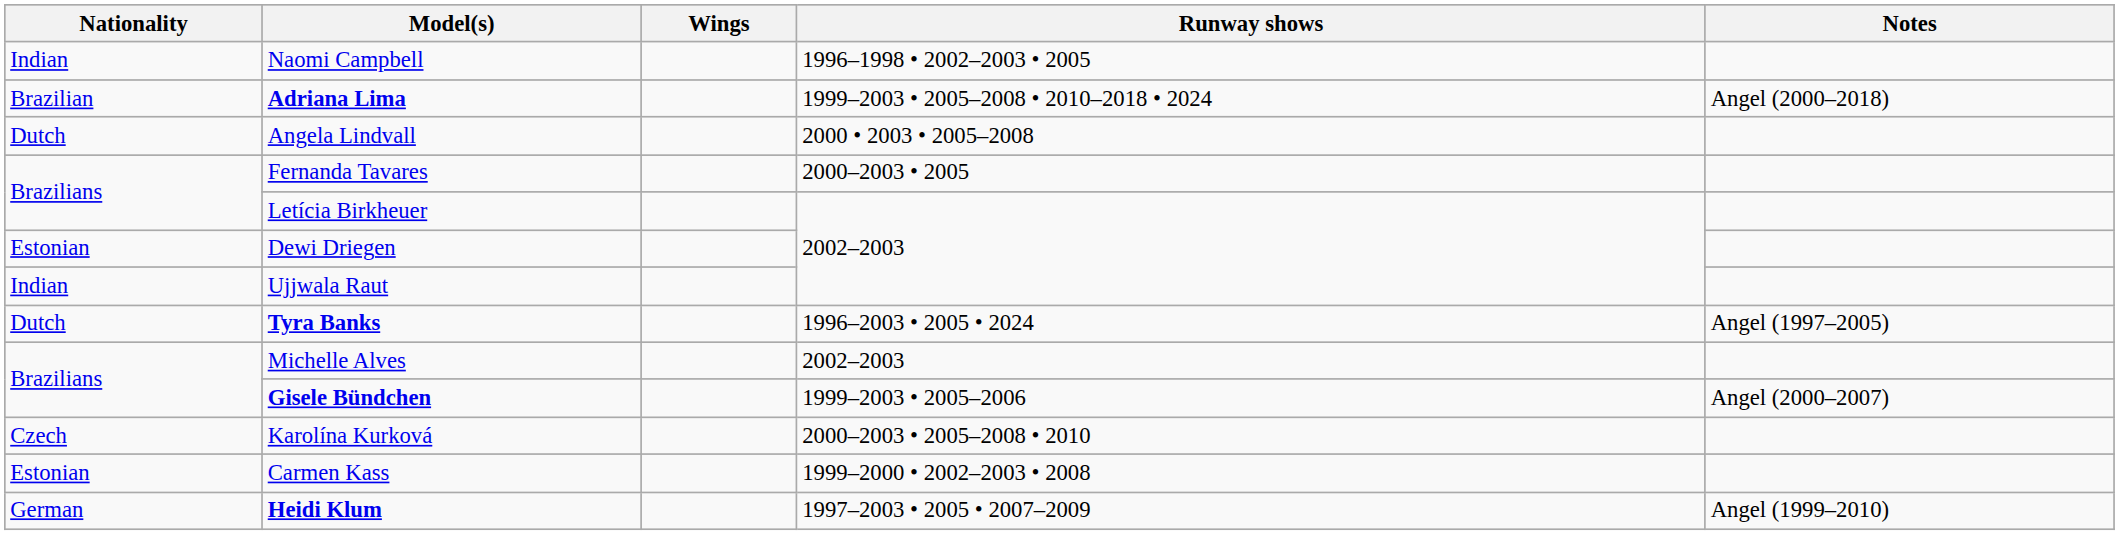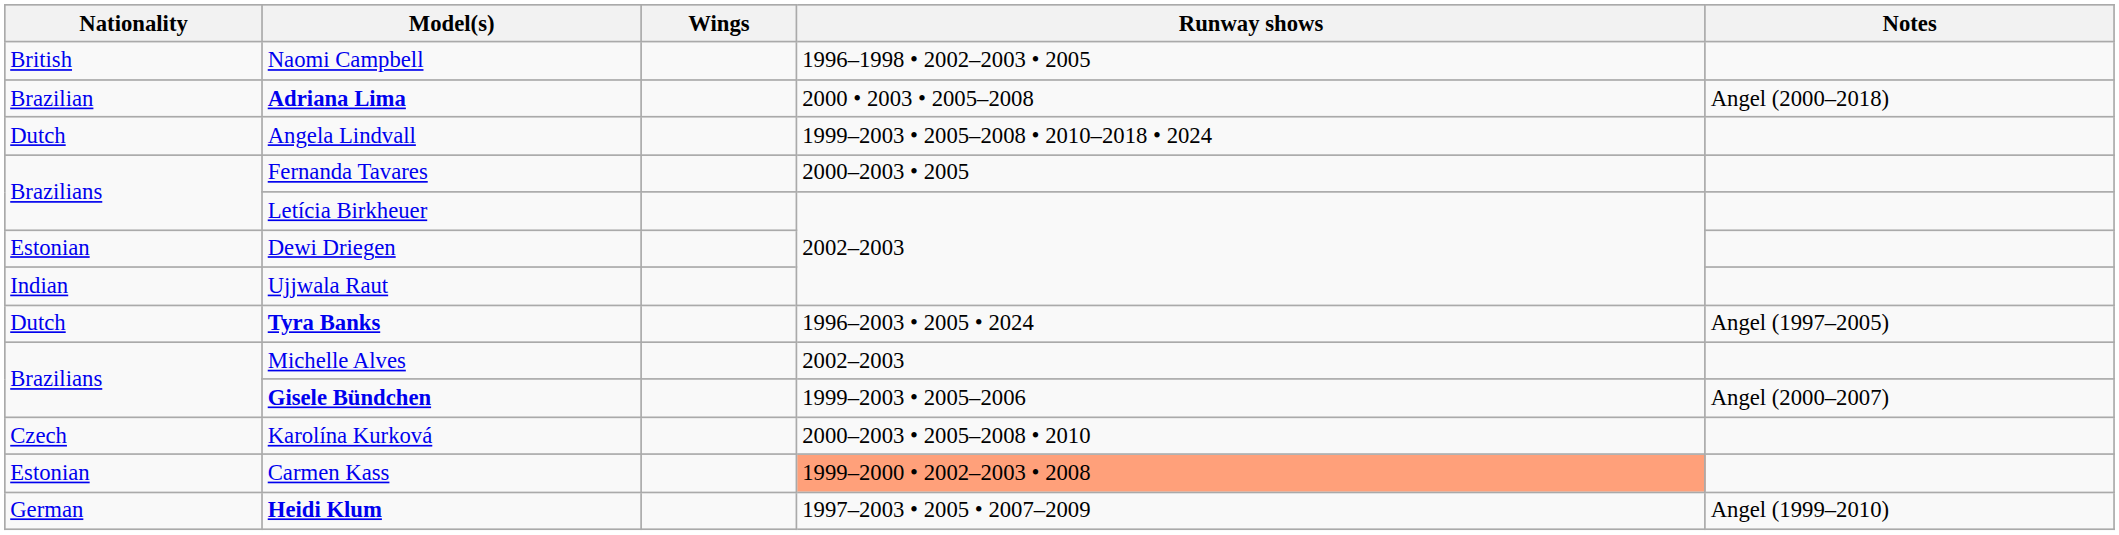(39, 60) Indian -> (41, 60) British
(1007, 97) 1999–2003 • 2005–2008 • 2010–2018 • 2024 -> (918, 97) 2000 • 2003 • 2005–2008
(918, 135) 2000 • 2003 • 2005–2008 -> (1007, 135) 1999–2003 • 2005–2008 • 2010–2018 • 2024
(946, 472) no background -> (946, 472) lightsalmon background
